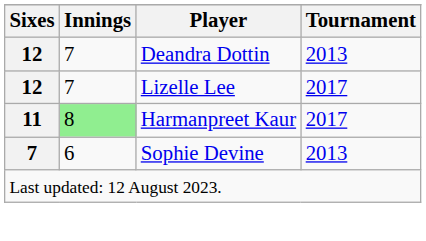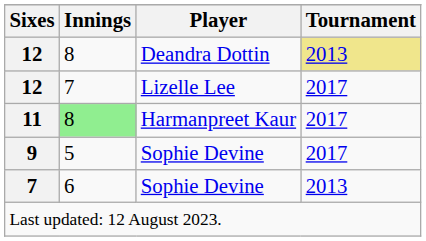(69, 53) 7 -> (69, 53) 8
(327, 53) no background -> (327, 53) khaki background
+ row: (32, 152)
